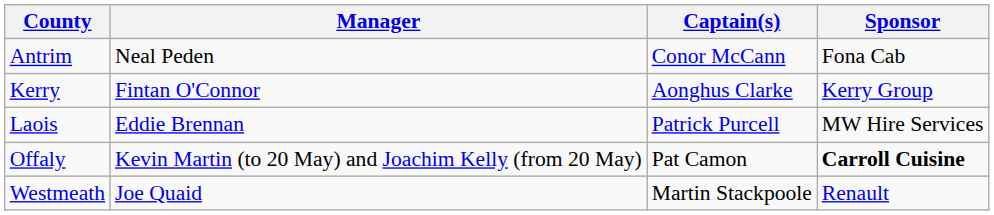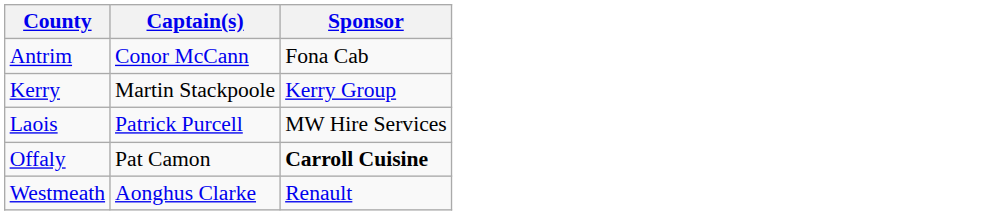- column: (378, 21)
(722, 90) Aonghus Clarke -> (195, 90) Martin Stackpoole
(732, 192) Martin Stackpoole -> (186, 192) Aonghus Clarke
